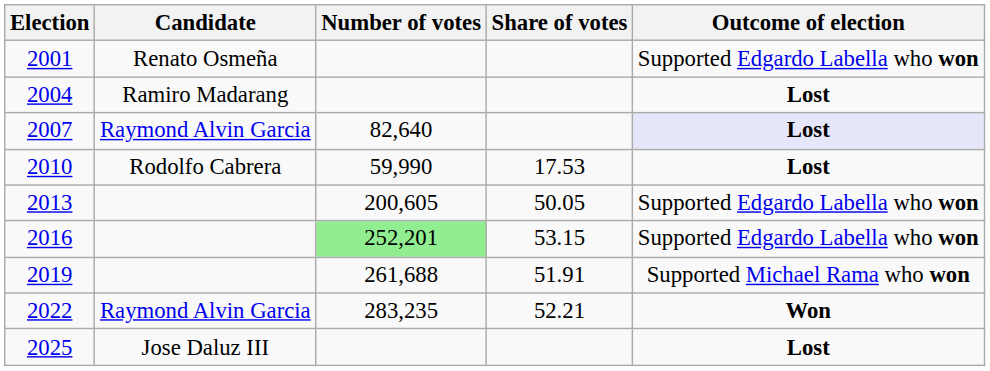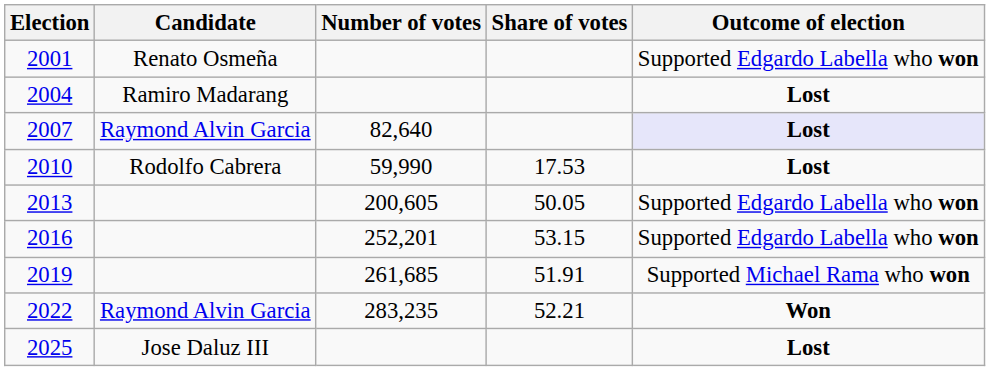(401, 238) lightgreen background -> (401, 238) no background
(401, 274) 261,688 -> (401, 274) 261,685
